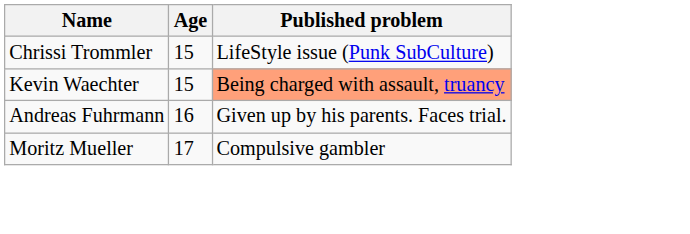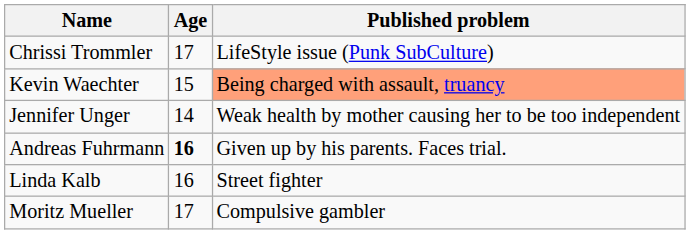(184, 52) 15 -> (184, 52) 17
+ row: (69, 116)
(184, 116) normal -> (184, 148) bold
+ row: (55, 180)
